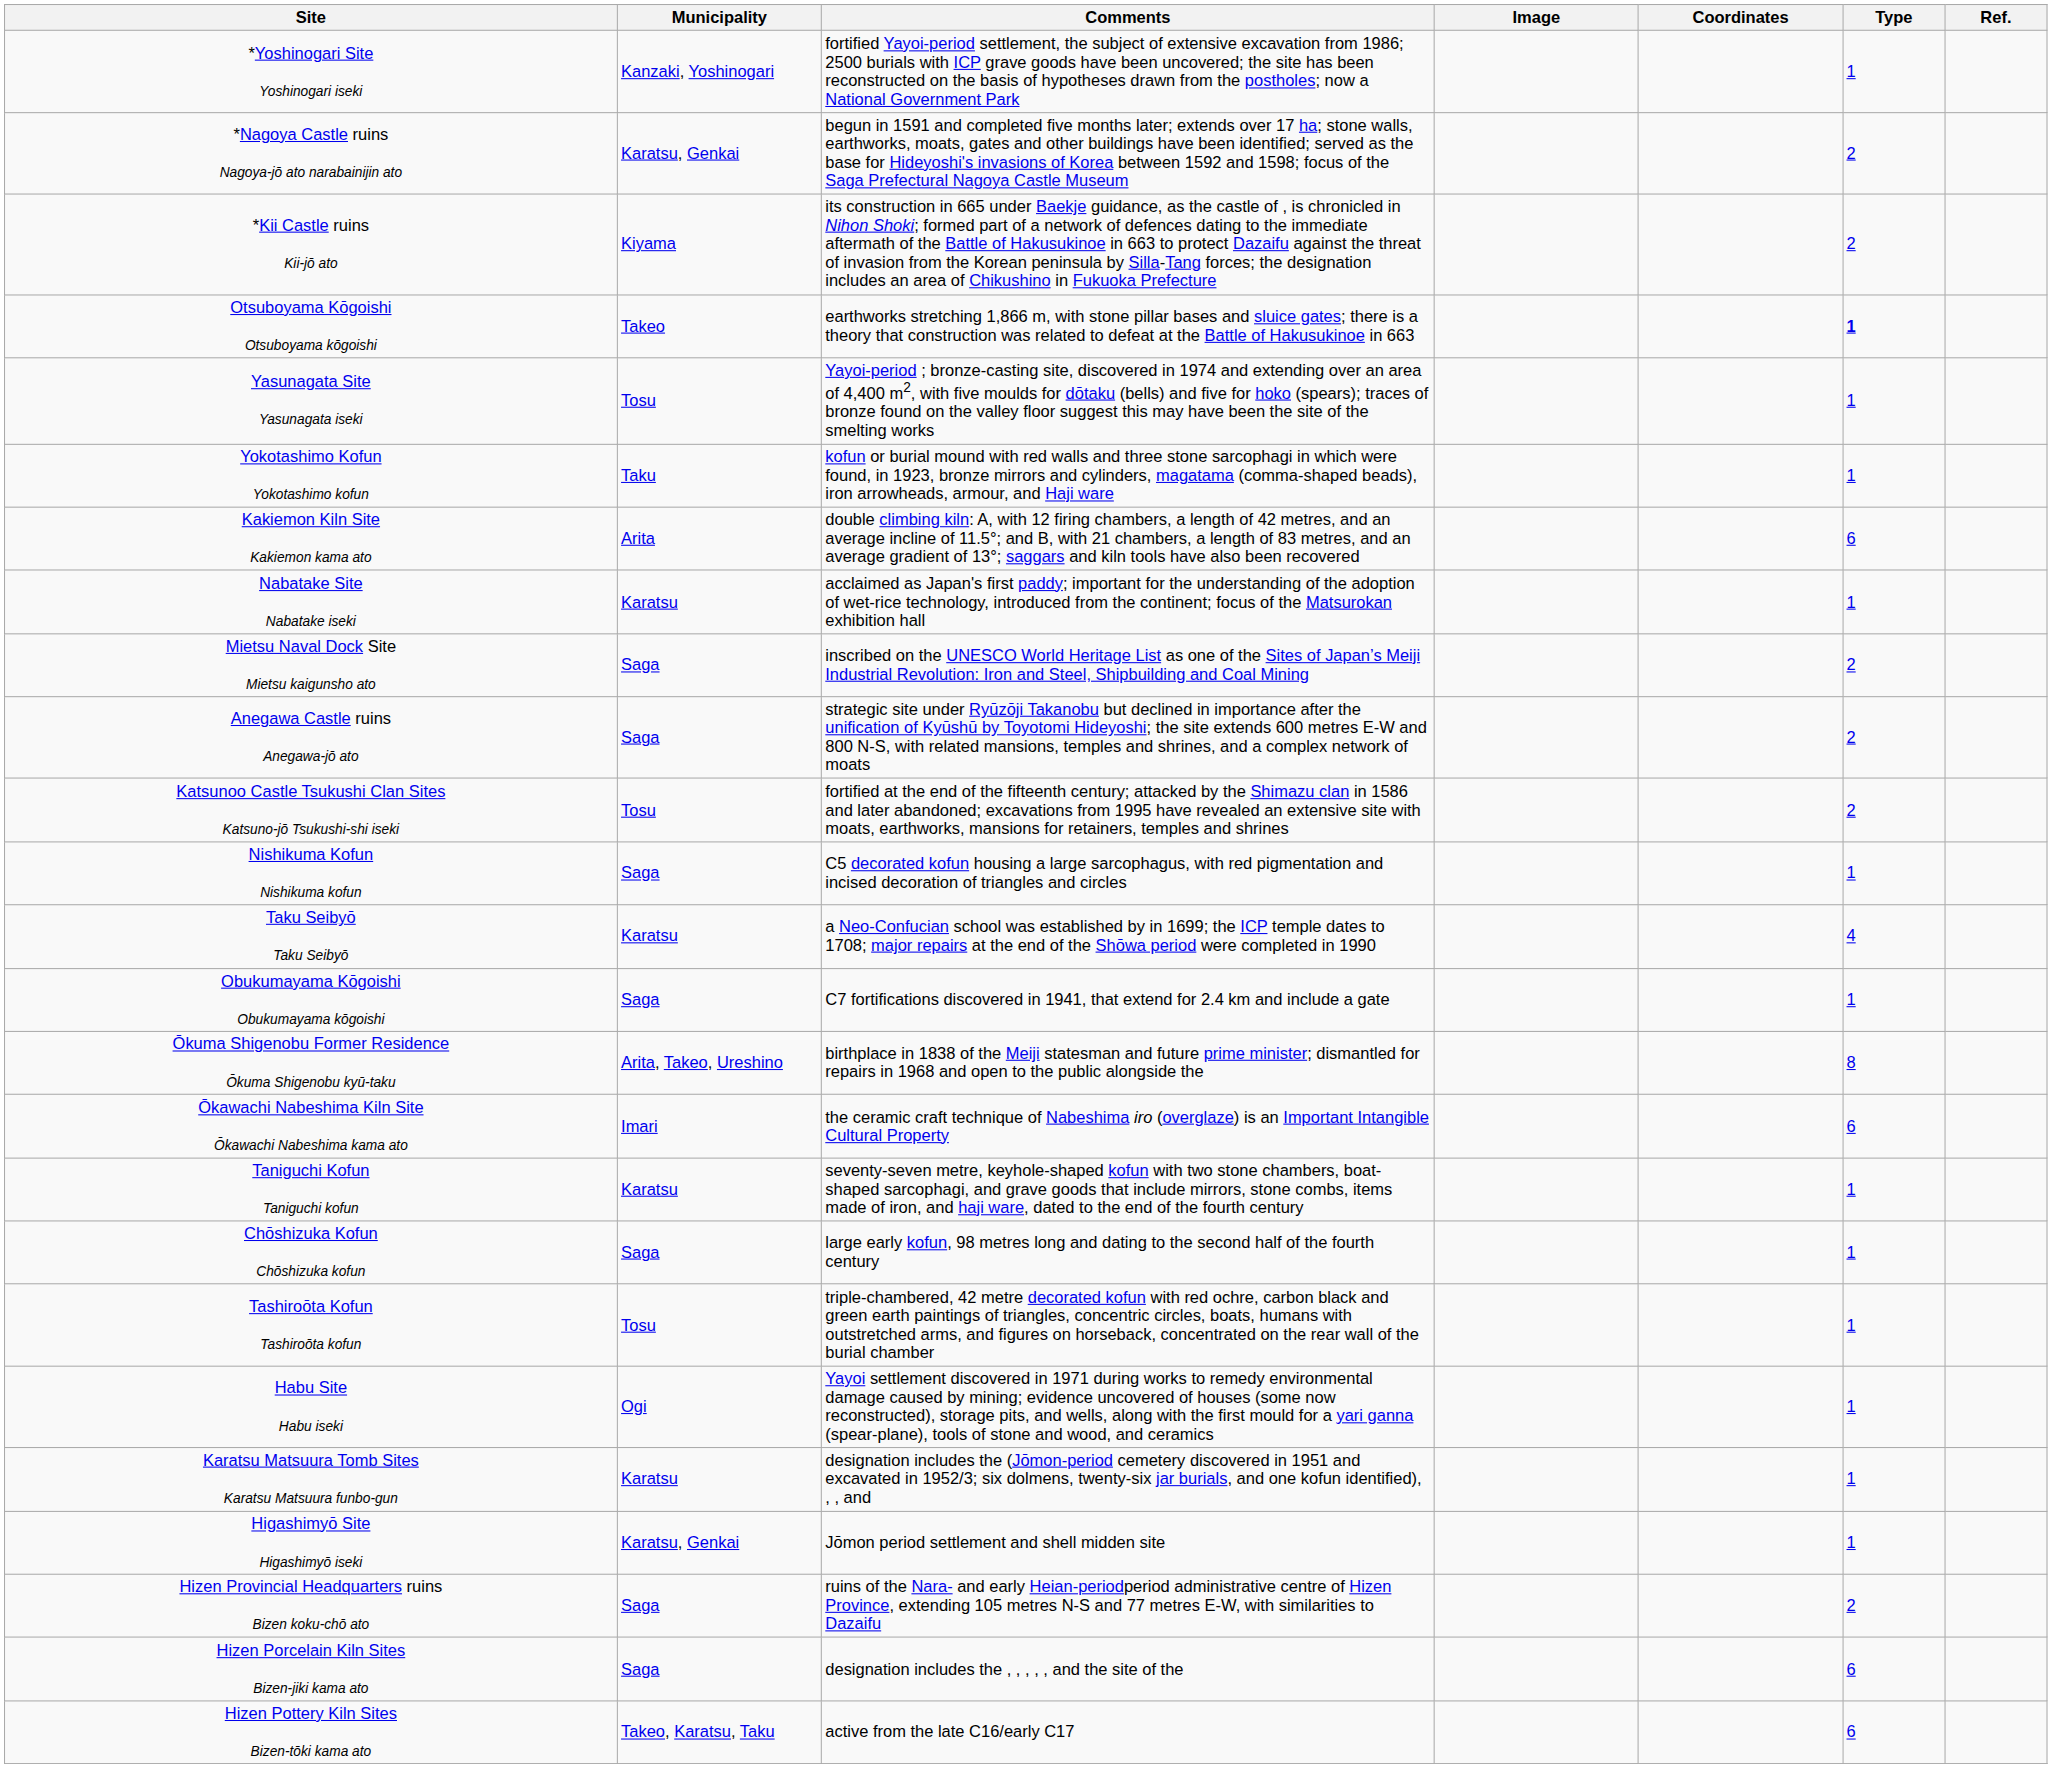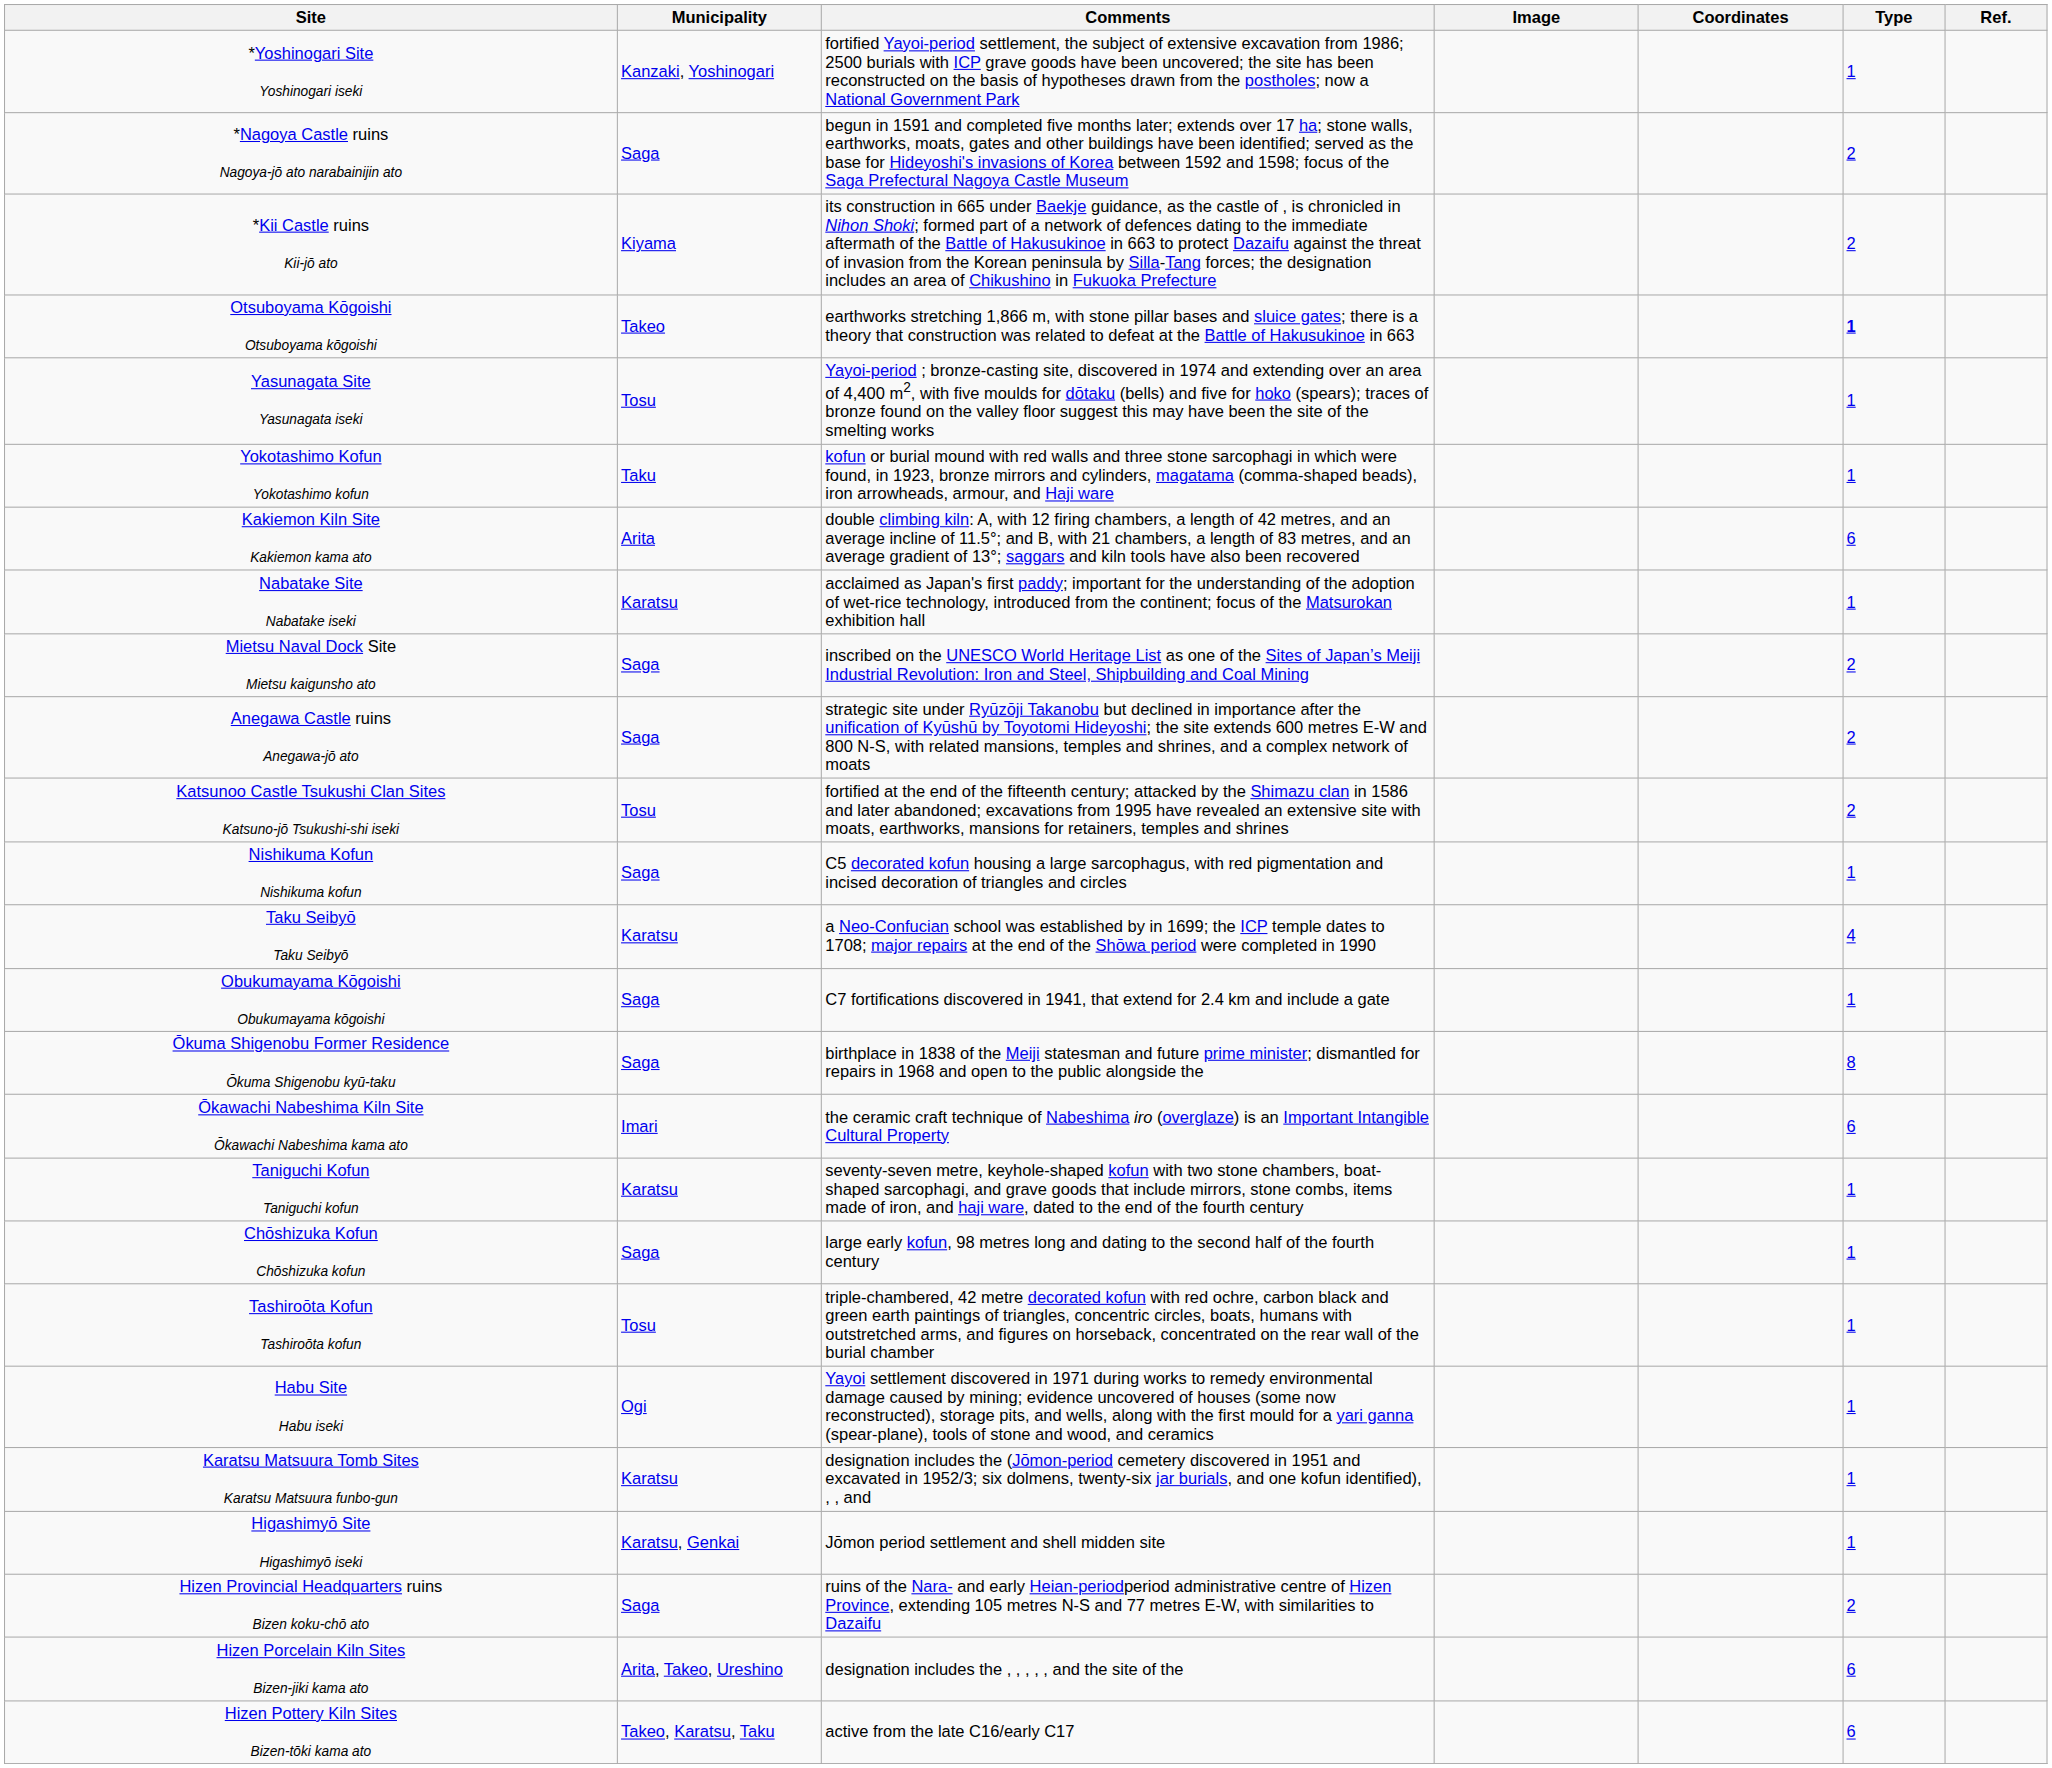(680, 153) Karatsu, Genkai -> (640, 153) Saga
(702, 1062) Arita, Takeo, Ureshino -> (640, 1062) Saga
(640, 1668) Saga -> (702, 1668) Arita, Takeo, Ureshino
